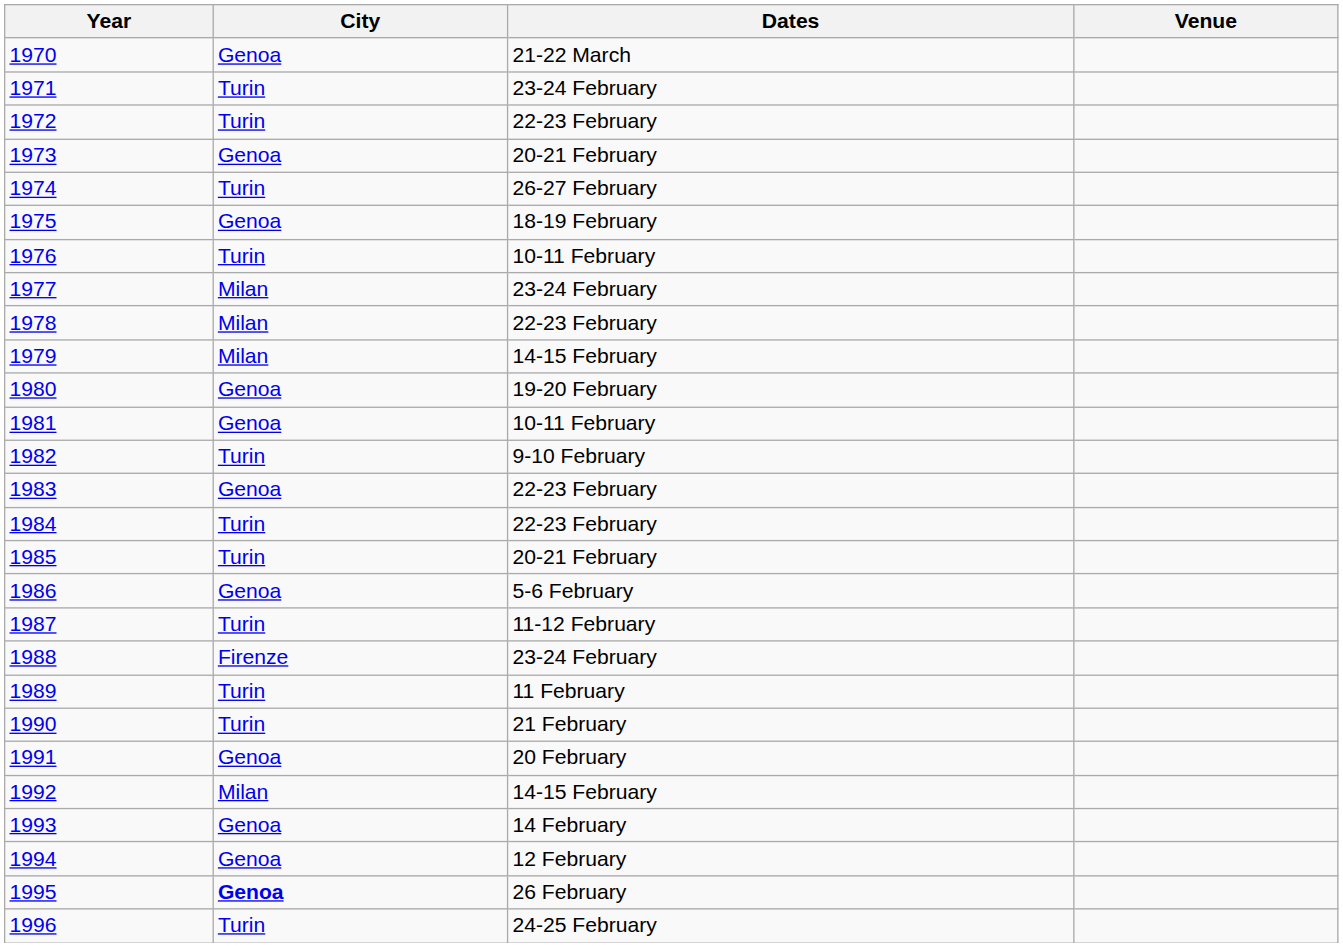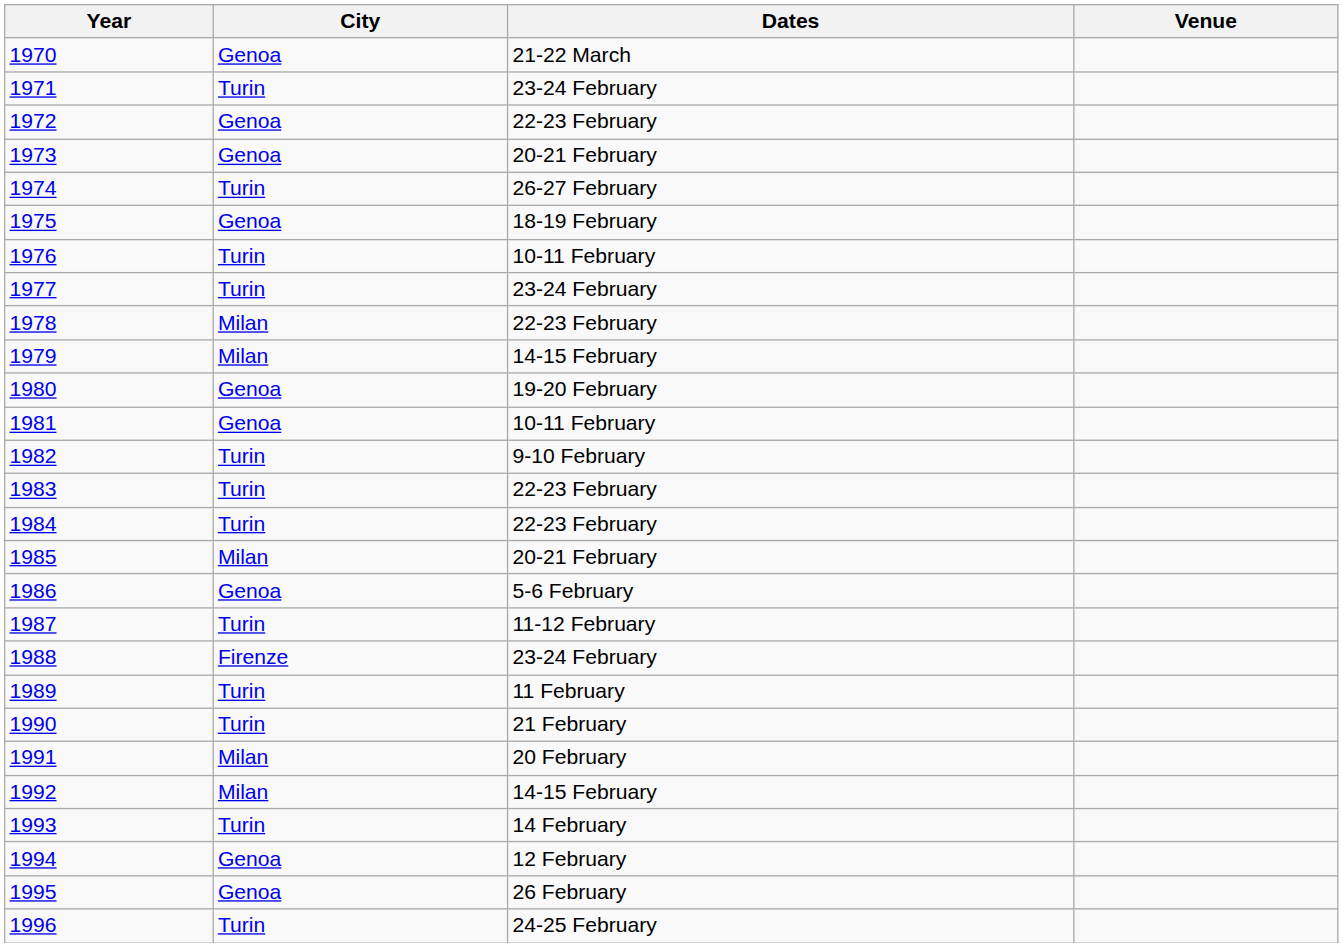(242, 121) Turin -> (250, 121) Genoa
(243, 289) Milan -> (242, 289) Turin
(250, 490) Genoa -> (242, 490) Turin
(242, 557) Turin -> (243, 557) Milan
(250, 758) Genoa -> (243, 758) Milan
(250, 825) Genoa -> (242, 825) Turin
(251, 892) bold -> (250, 892) normal
